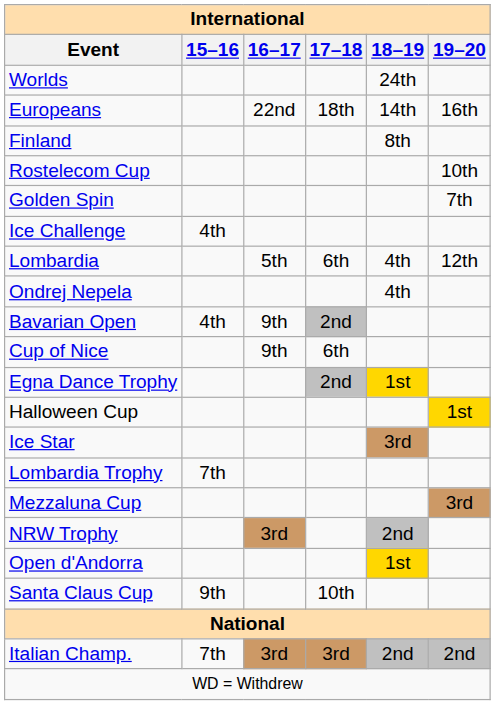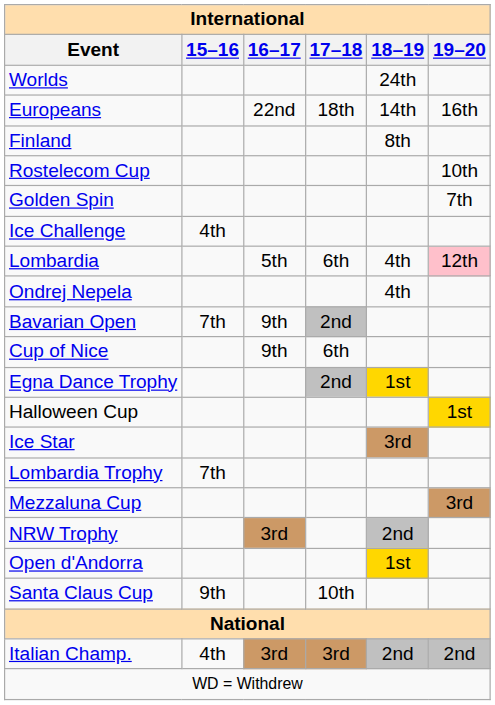(459, 261) no background -> (459, 261) pink background
(213, 321) 4th -> (213, 321) 7th
(213, 653) 7th -> (213, 653) 4th
